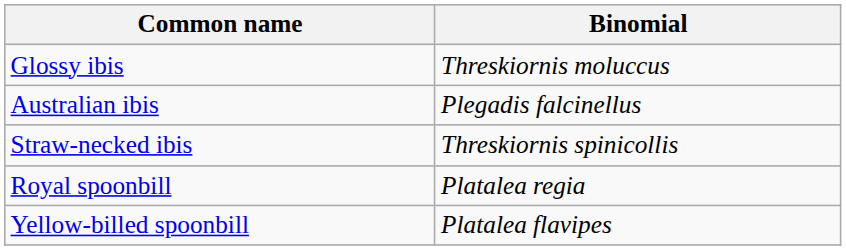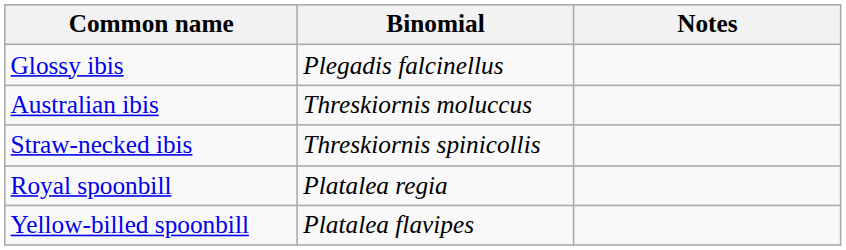+ column: (707, 24)
(555, 64) Threskiornis moluccus -> (403, 64) Plegadis falcinellus
(541, 104) Plegadis falcinellus -> (418, 104) Threskiornis moluccus
